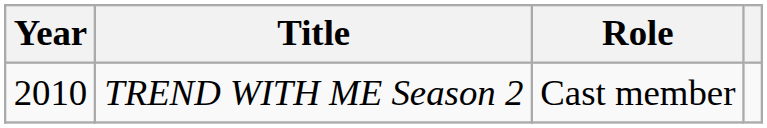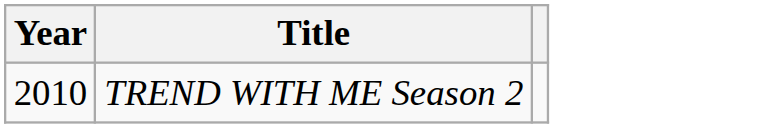- column: (638, 33)
